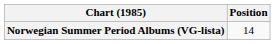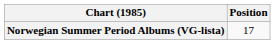(249, 30) 14 -> (249, 30) 17
